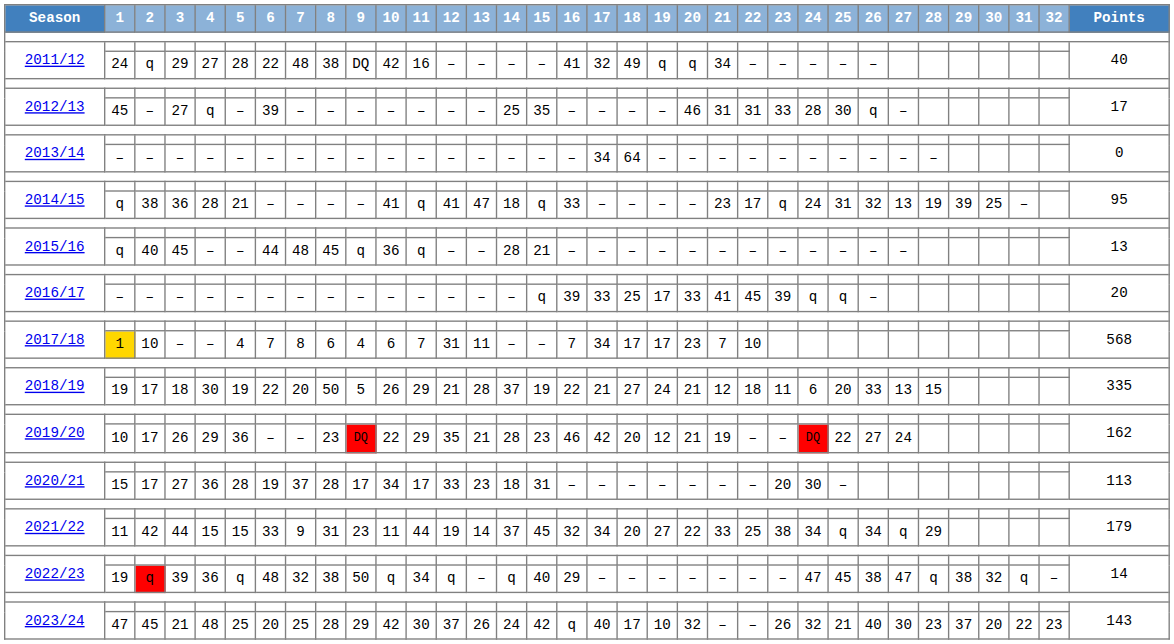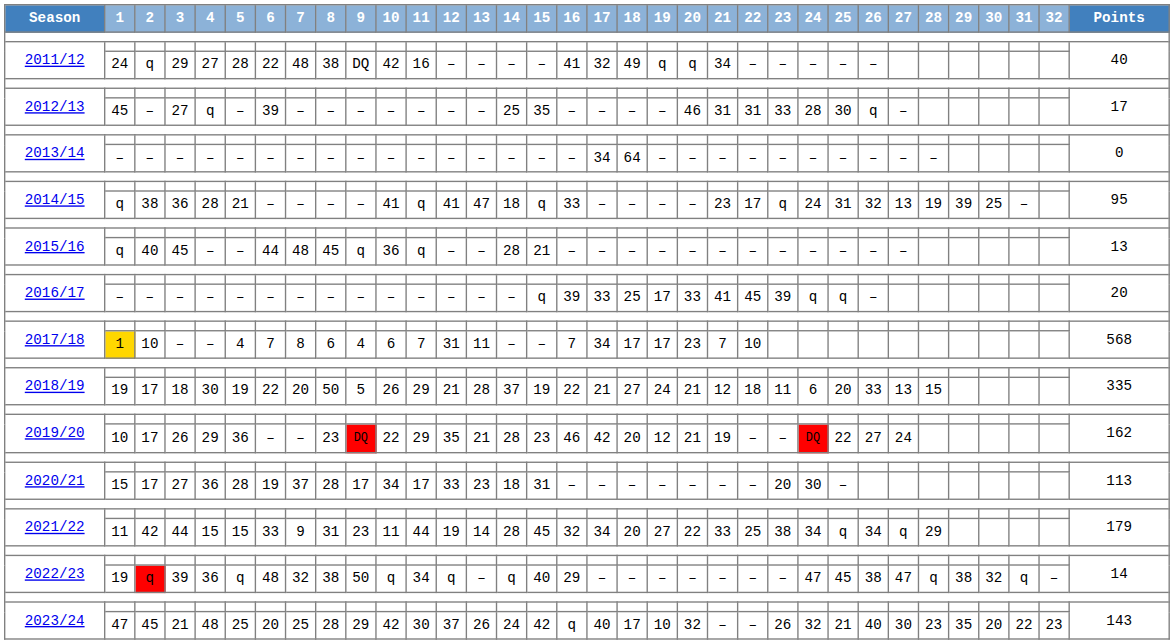(512, 531) 37 -> (512, 531) 28
(964, 625) 37 -> (964, 625) 35
